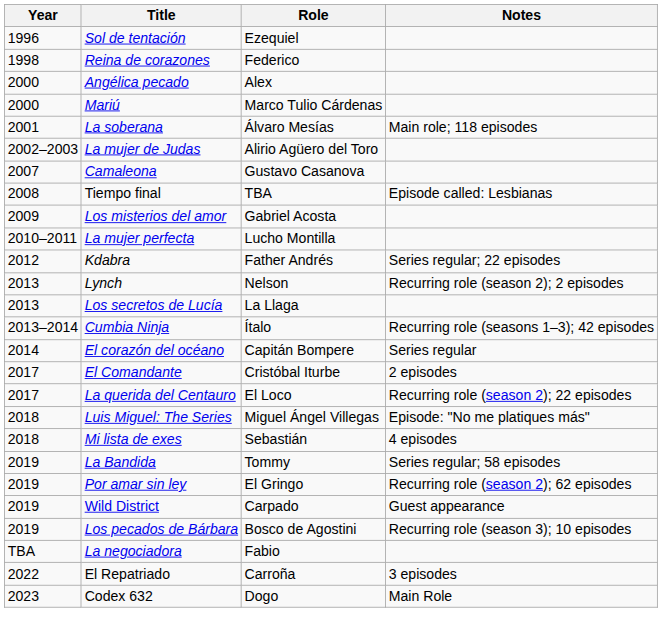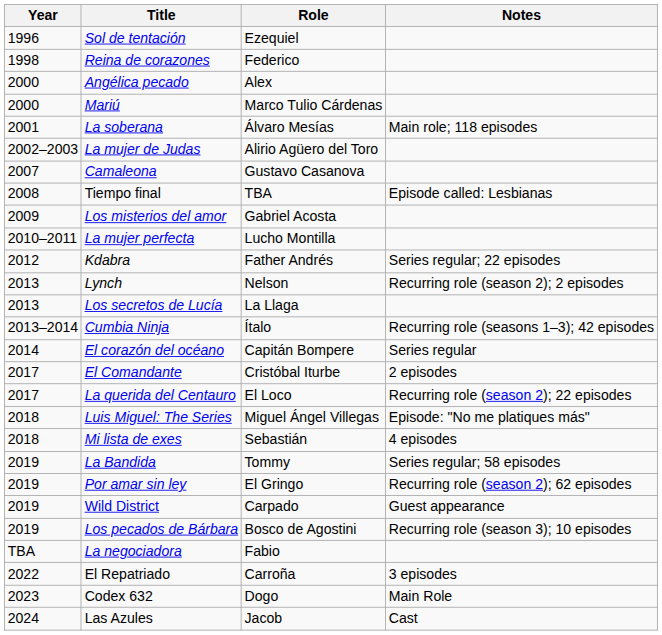+ row: (119, 618)
